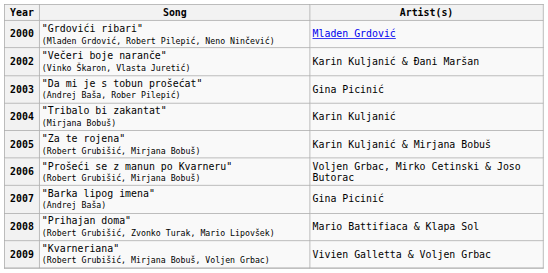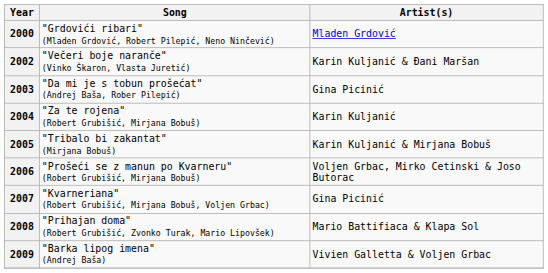(104, 117) "Tribalo bi zakantat" (Mirjana Bobuš) -> (121, 117) "Za te rojena" (Robert Grubišić, Mirjana Bobuš)
(121, 144) "Za te rojena" (Robert Grubišić, Mirjana Bobuš) -> (104, 144) "Tribalo bi zakantat" (Mirjana Bobuš)
(98, 199) "Barka lipog imena" (Andrej Baša) -> (156, 199) "Kvarneriana" (Robert Grubišić, Mirjana Bobuš, Voljen Grbac)
(156, 254) "Kvarneriana" (Robert Grubišić, Mirjana Bobuš, Voljen Grbac) -> (98, 254) "Barka lipog imena" (Andrej Baša)
